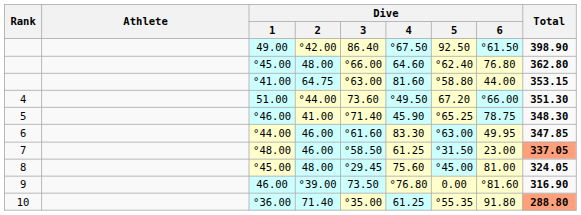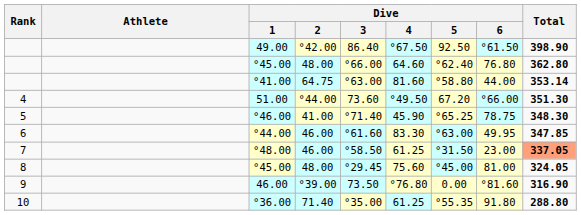(549, 82) 353.15 -> (549, 82) 353.14
(549, 202) lightsalmon background -> (549, 202) no background
